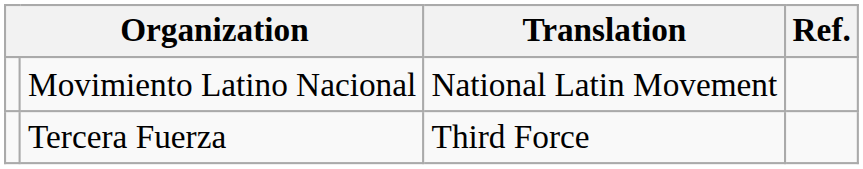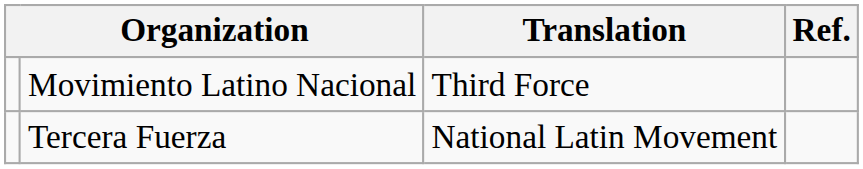(604, 83) National Latin Movement -> (511, 83) Third Force
(511, 136) Third Force -> (604, 136) National Latin Movement
